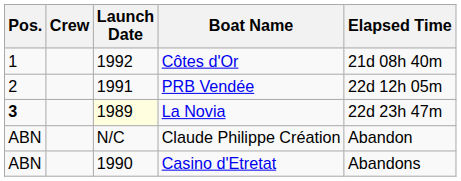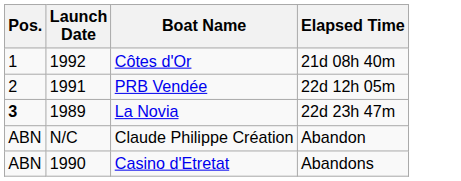- column: (70, 26)
(115, 112) lightyellow background -> (68, 112) no background
